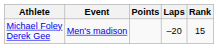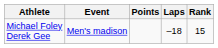(174, 31) –20 -> (174, 31) –18
